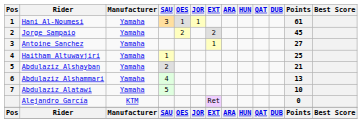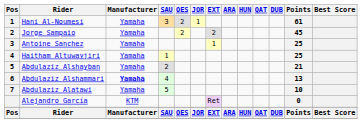(182, 21) 1 -> (182, 21) 2
(299, 44) 27 -> (299, 44) 25
(132, 79) normal -> (132, 79) bold
